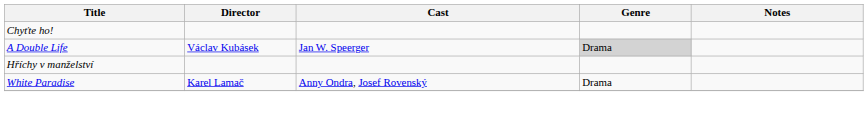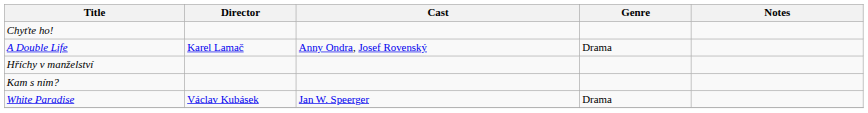(223, 47) Václav Kubásek -> (215, 47) Karel Lamač
(334, 47) Jan W. Speerger -> (363, 47) Anny Ondra, Josef Rovenský
(597, 47) lightgrey background -> (597, 47) no background
+ row: (33, 82)
(215, 82) Karel Lamač -> (223, 99) Václav Kubásek
(363, 82) Anny Ondra, Josef Rovenský -> (334, 99) Jan W. Speerger
